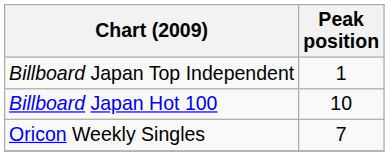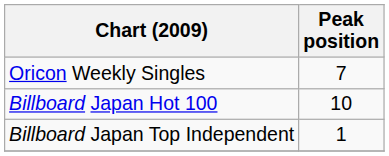rows swapped: (107, 134) <-> (152, 72)
